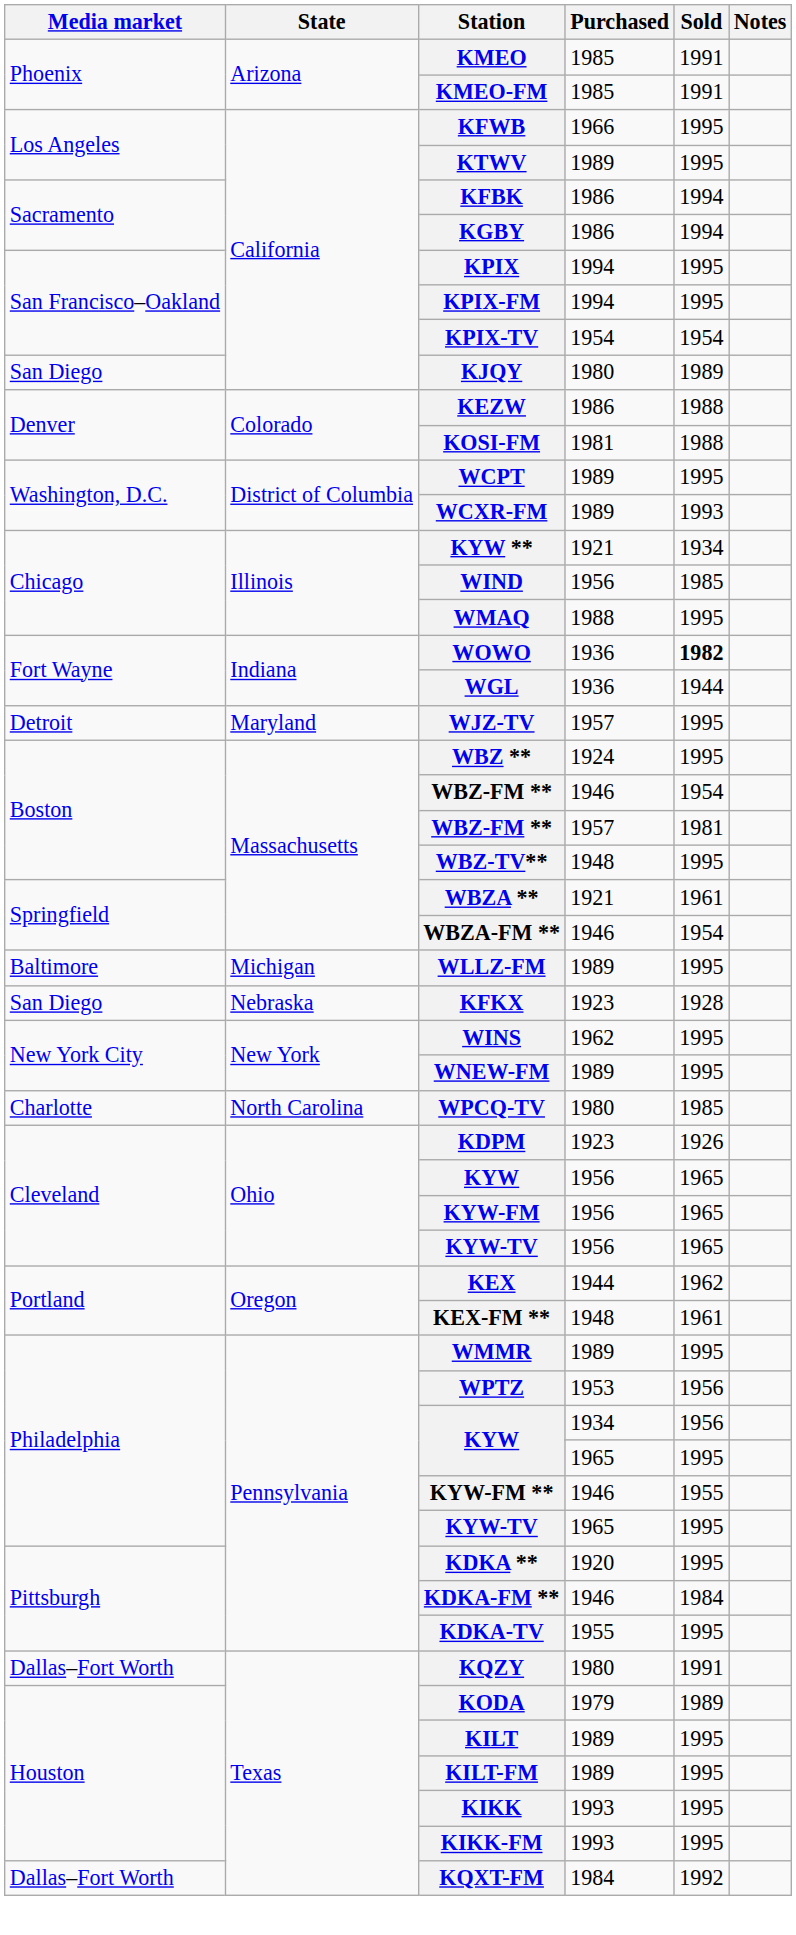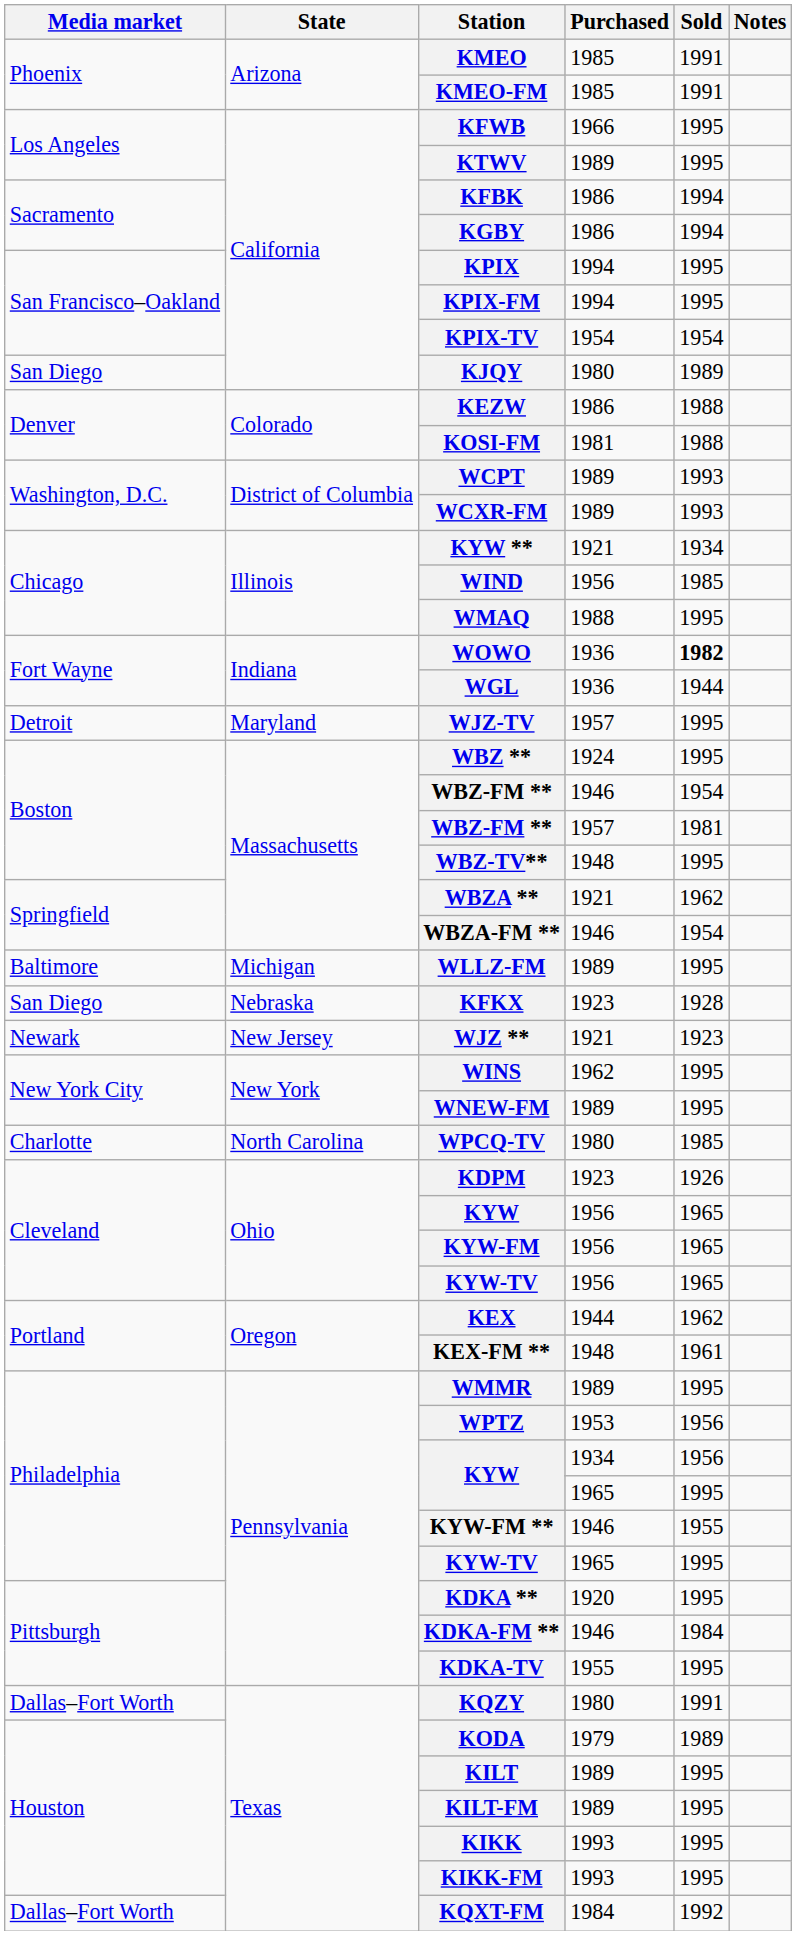(701, 477) 1995 -> (701, 477) 1993
(701, 897) 1961 -> (701, 897) 1962
+ row: (492, 1037)
